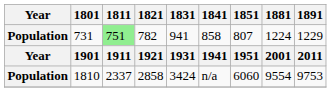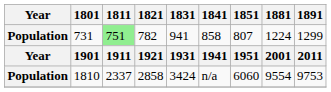(310, 35) 1229 -> (310, 35) 1299
